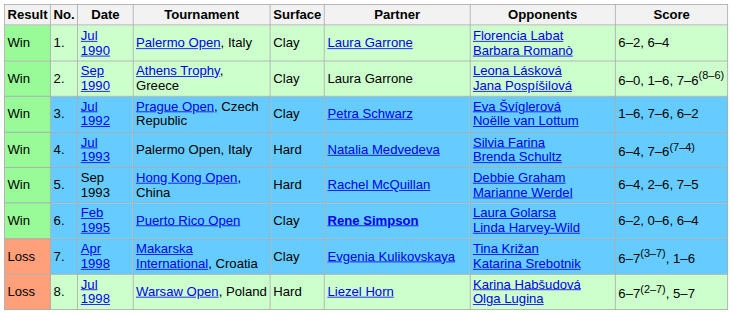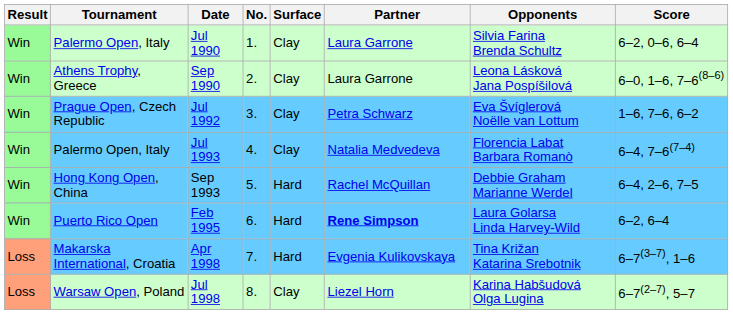columns swapped: (64, 14) <-> (202, 14)
(523, 43) Florencia Labat Barbara Romanò -> (517, 43) Silvia Farina Brenda Schultz
(644, 43) 6–2, 6–4 -> (658, 43) 6–2, 0–6, 6–4
(287, 149) Hard -> (286, 149) Clay
(517, 149) Silvia Farina Brenda Schultz -> (523, 149) Florencia Labat Barbara Romanò
(286, 220) Clay -> (287, 220) Hard
(658, 220) 6–2, 0–6, 6–4 -> (644, 220) 6–2, 6–4
(286, 256) Clay -> (287, 256) Hard
(287, 292) Hard -> (286, 292) Clay
